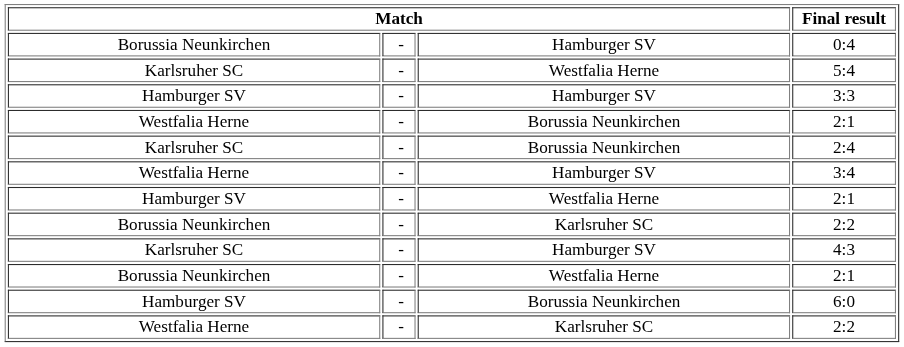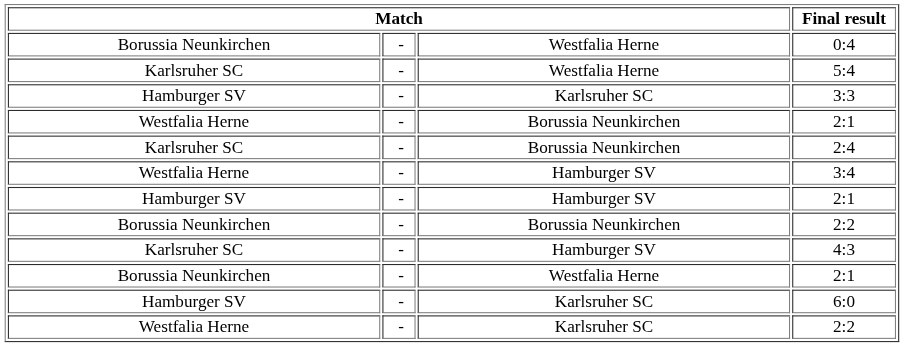(604, 44) Hamburger SV -> (604, 44) Westfalia Herne
(604, 95) Hamburger SV -> (604, 95) Karlsruher SC
(604, 198) Westfalia Herne -> (604, 198) Hamburger SV
(604, 224) Karlsruher SC -> (604, 224) Borussia Neunkirchen
(604, 301) Borussia Neunkirchen -> (604, 301) Karlsruher SC
